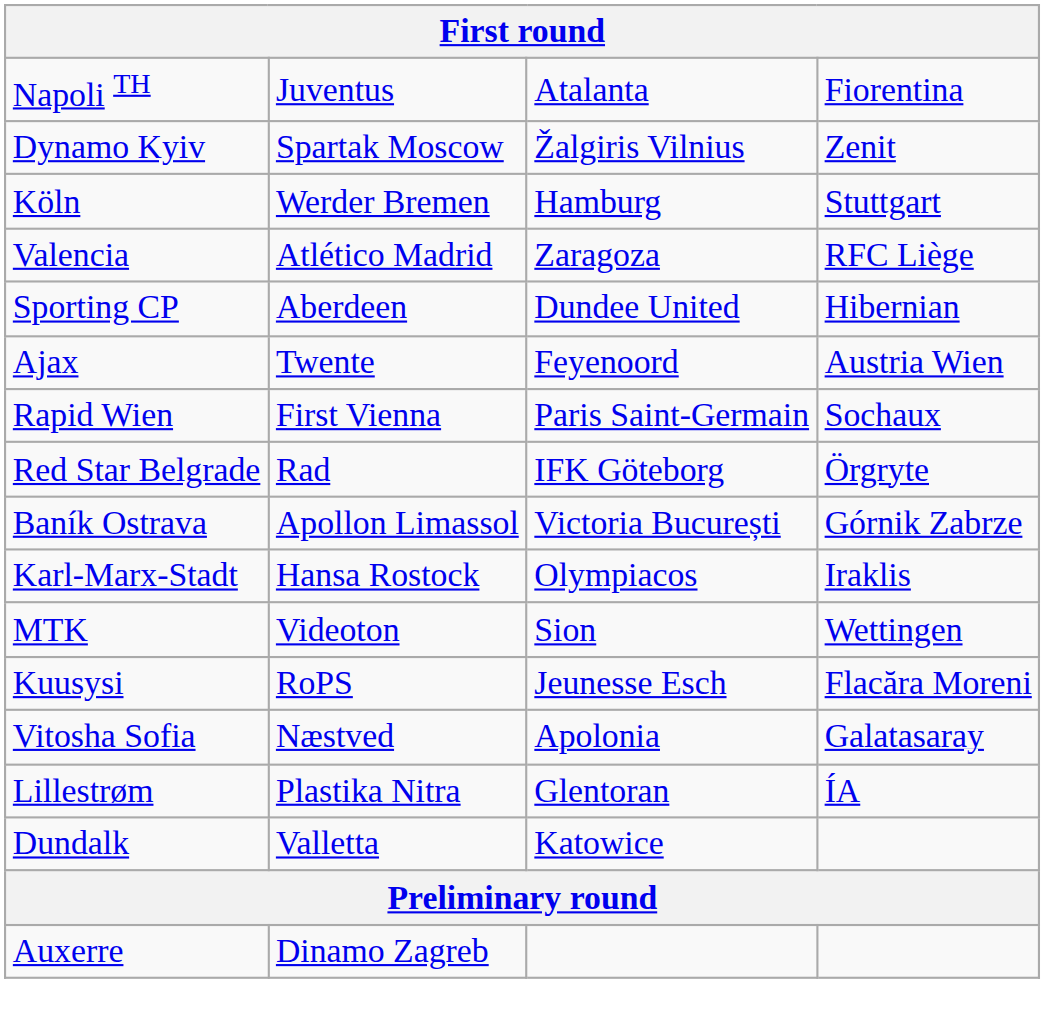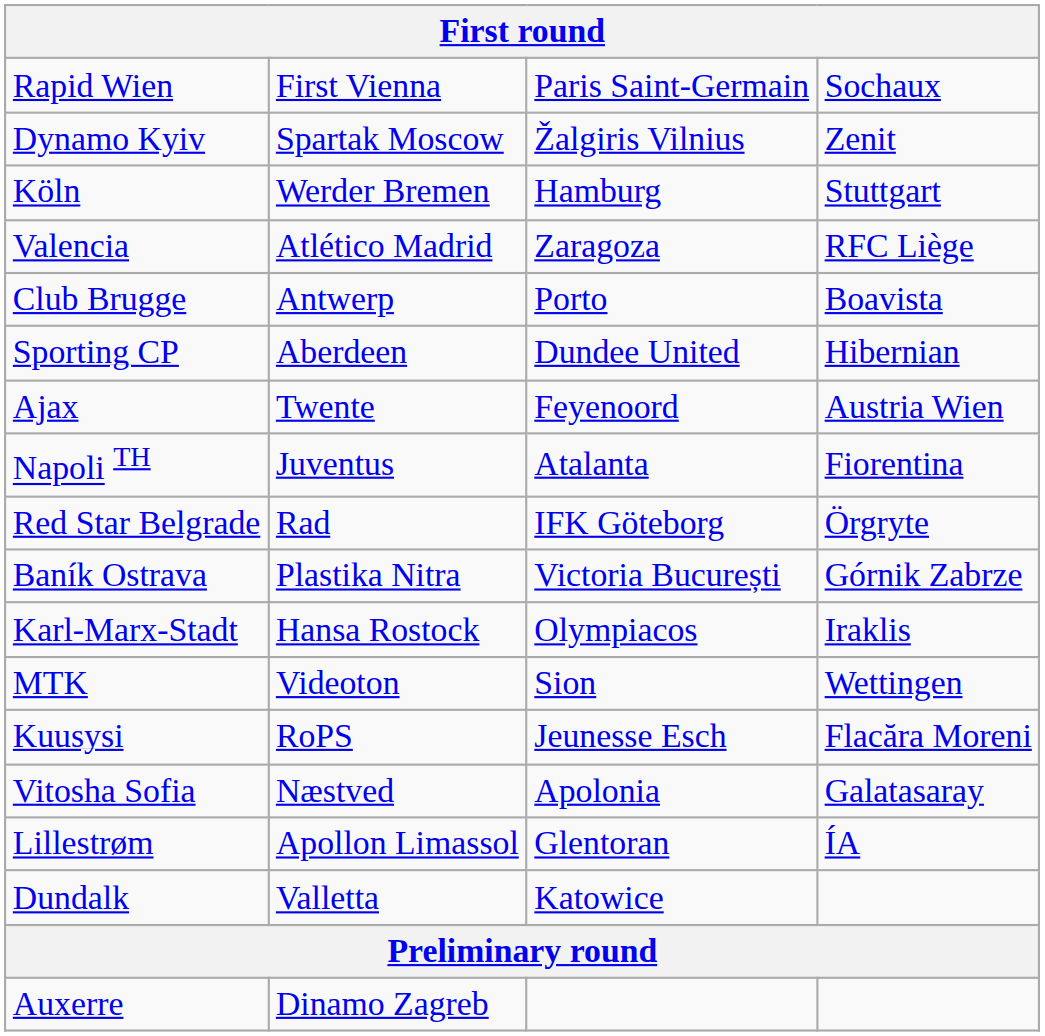rows swapped: (82, 89) <-> (93, 415)
+ row: (100, 298)
(397, 522) Apollon Limassol -> (368, 575) Plastika Nitra
(368, 789) Plastika Nitra -> (397, 843) Apollon Limassol
